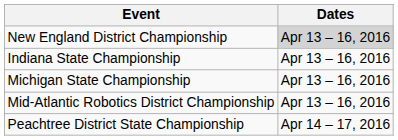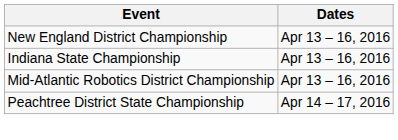(336, 37) lightgrey background -> (336, 37) no background
- row: (99, 80)
